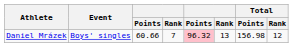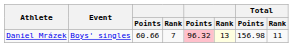(225, 36) no background -> (225, 36) lightyellow background
(277, 36) 12 -> (277, 36) 11
